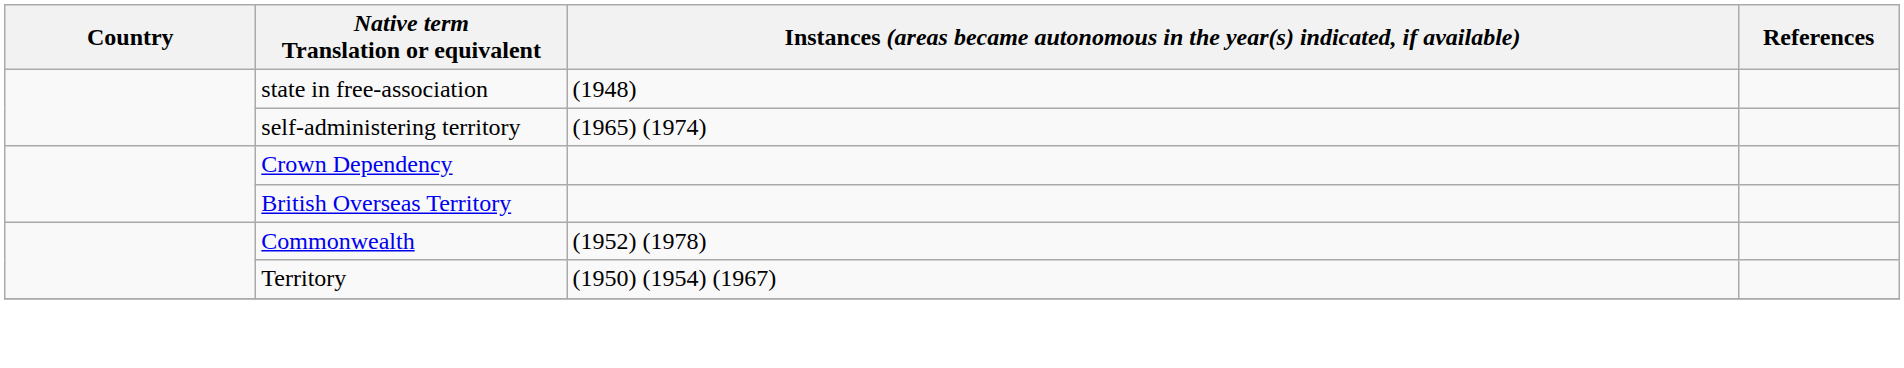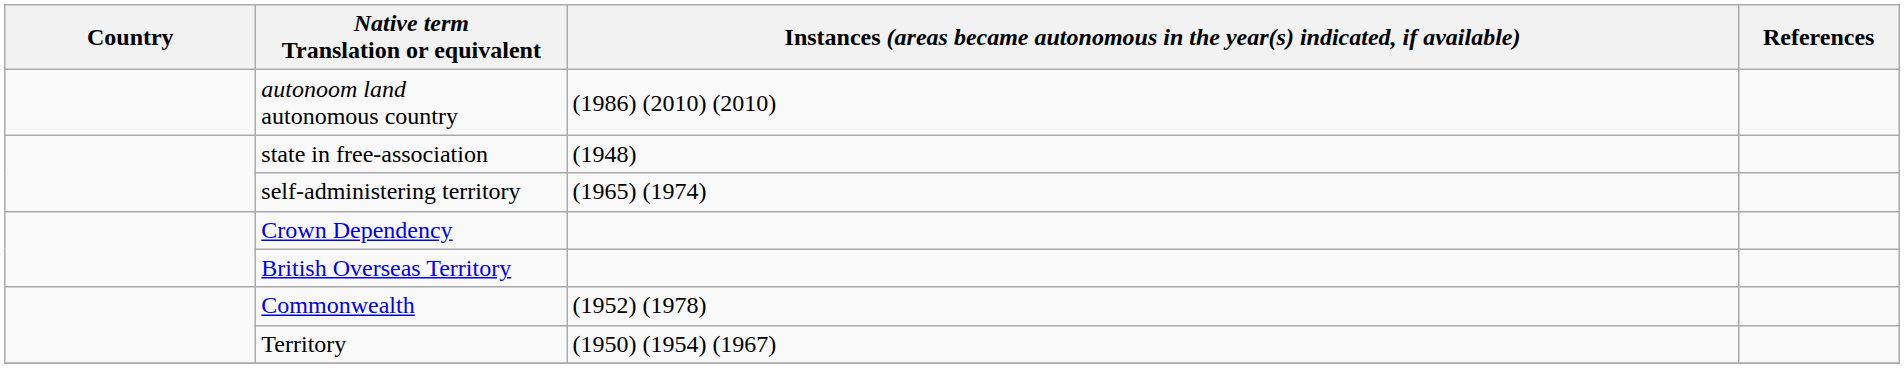+ row: (360, 102)
